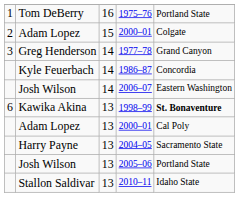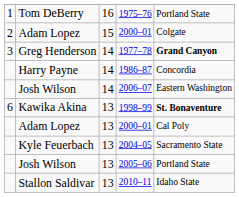(184, 51) normal -> (187, 51) bold
(56, 70) Kyle Feuerbach -> (48, 70) Harry Payne
(48, 145) Harry Payne -> (56, 145) Kyle Feuerbach
